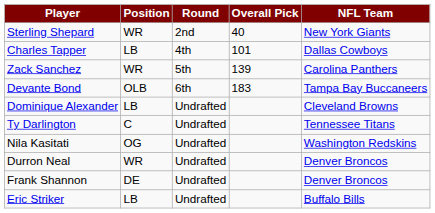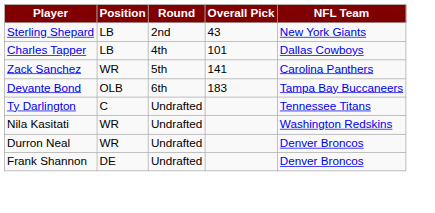(133, 32) WR -> (107, 32) LB
(238, 32) 40 -> (214, 32) 43
(241, 69) 139 -> (217, 69) 141
- row: (63, 106)
(133, 143) OG -> (109, 124) WR
- row: (36, 198)
